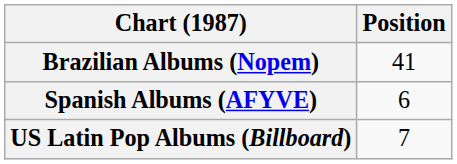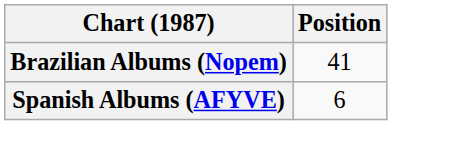- row: (181, 138)
